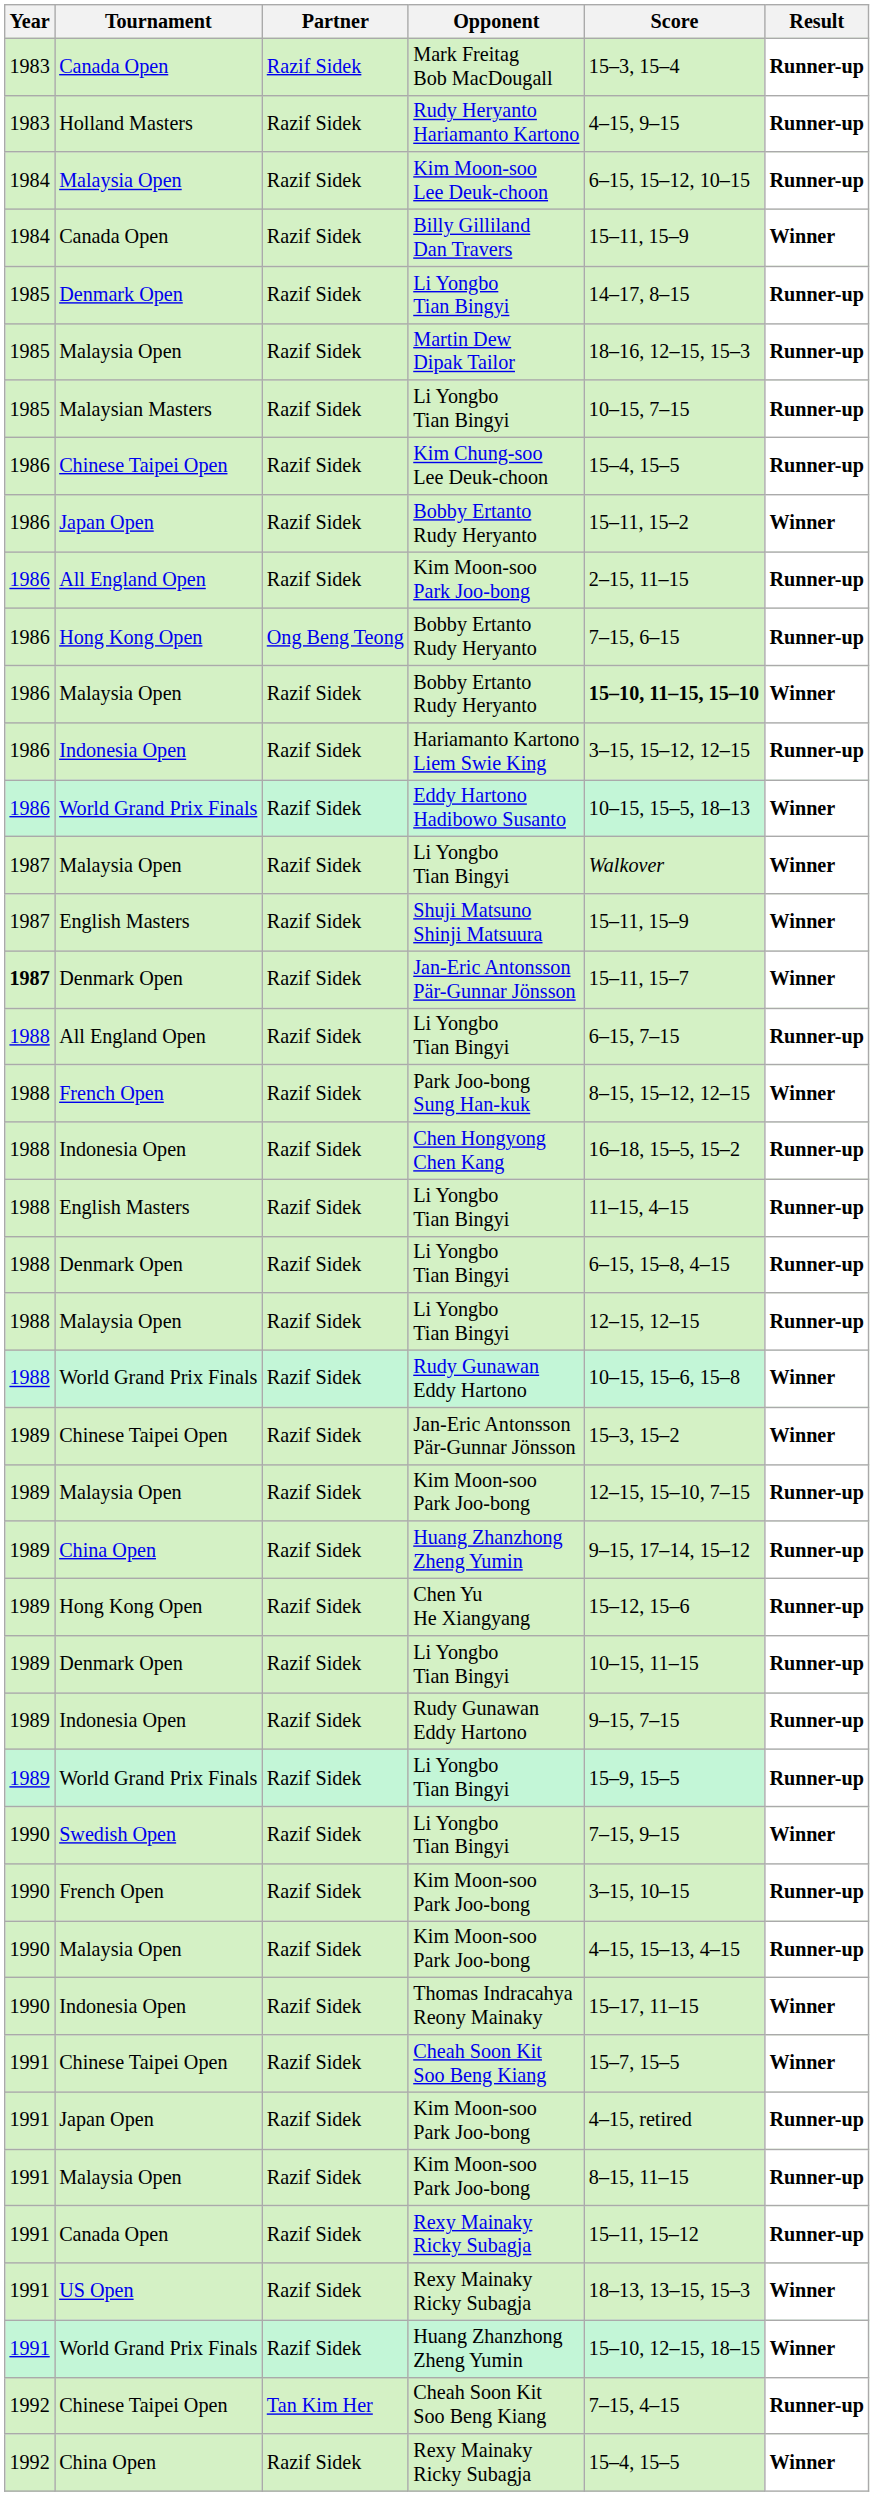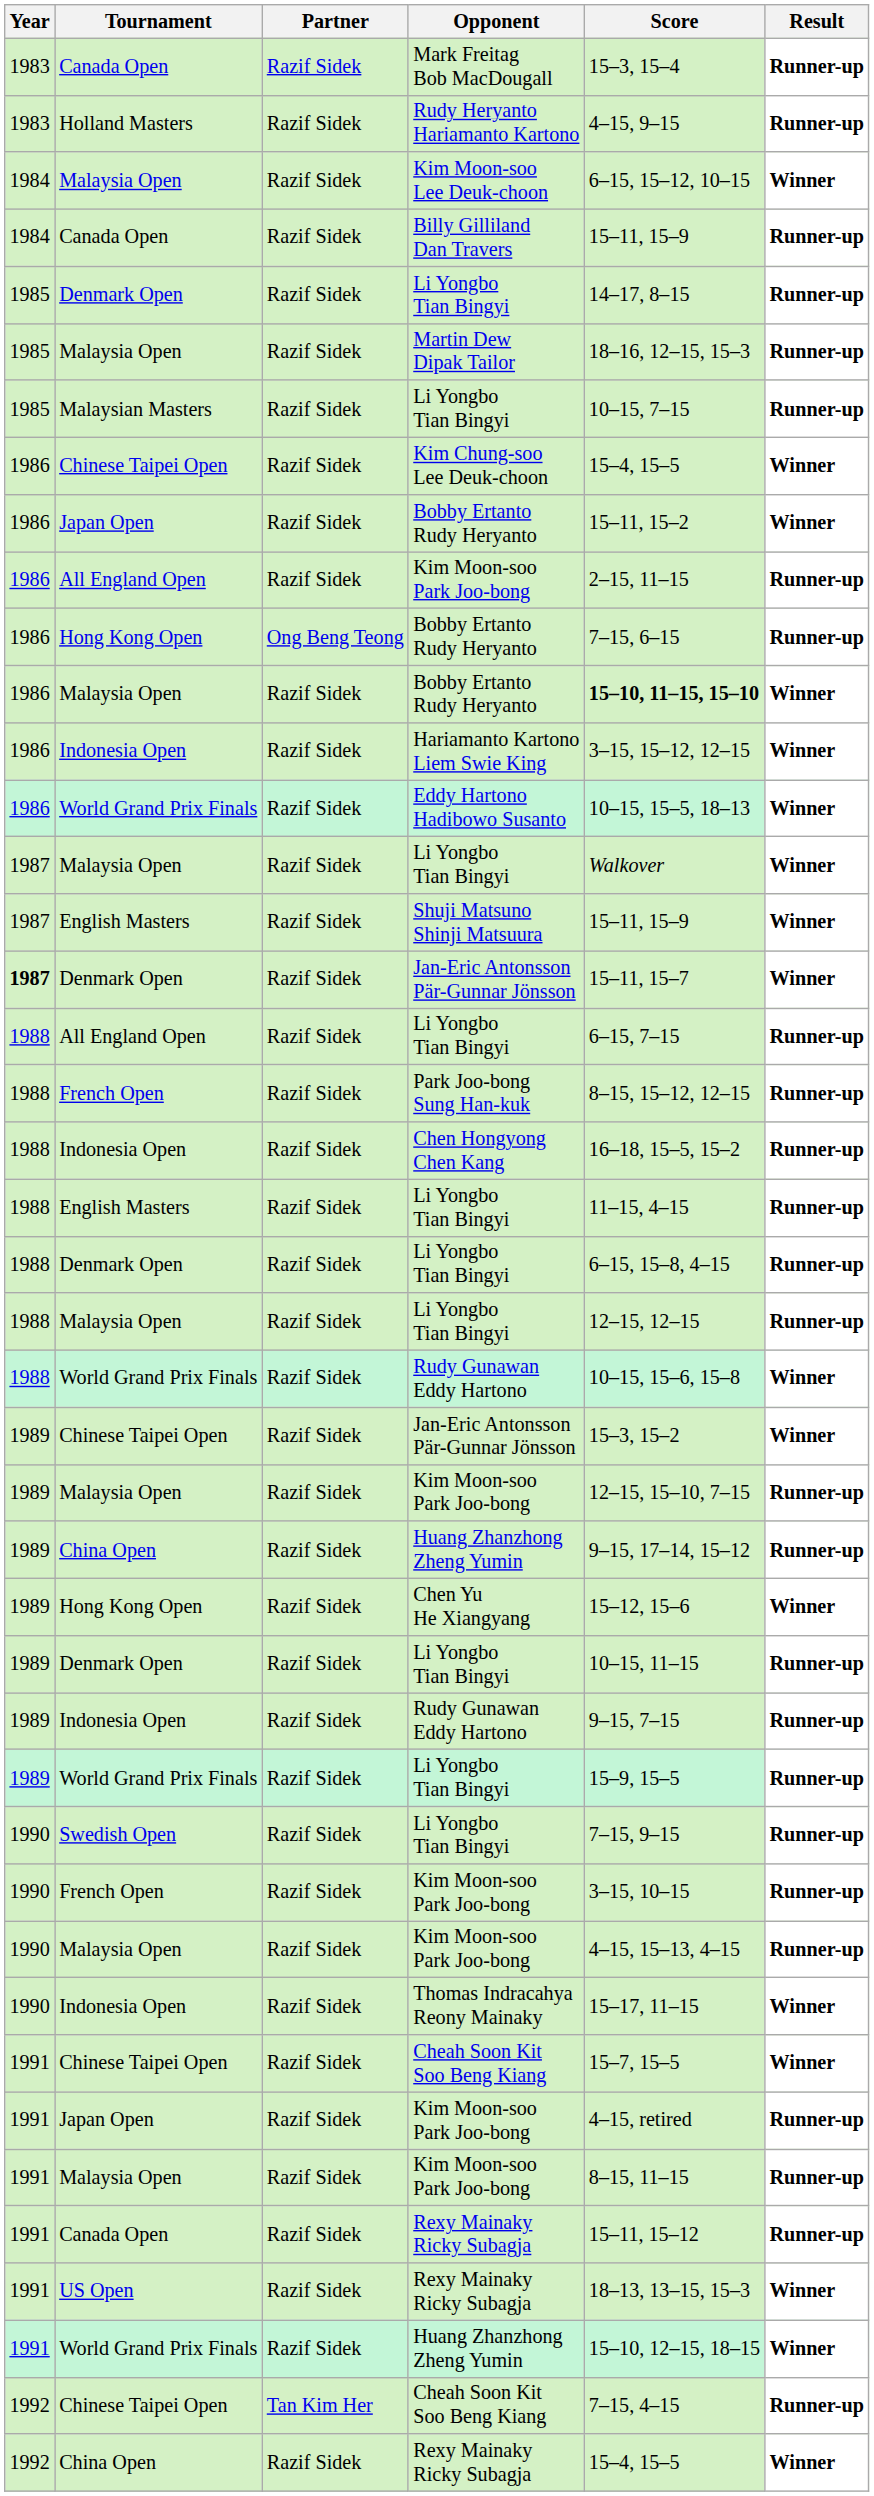(817, 180) Runner-up -> (802, 180) Winner
(802, 237) Winner -> (817, 237) Runner-up
(817, 466) Runner-up -> (802, 466) Winner
(817, 751) Runner-up -> (802, 751) Winner
(802, 1093) Winner -> (817, 1093) Runner-up
(817, 1607) Runner-up -> (802, 1607) Winner
(802, 1835) Winner -> (817, 1835) Runner-up
